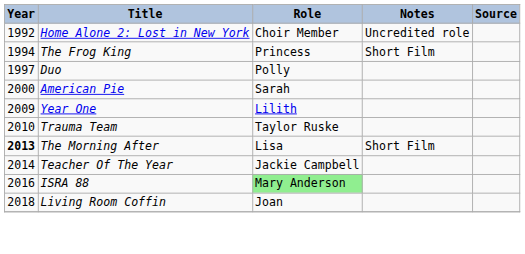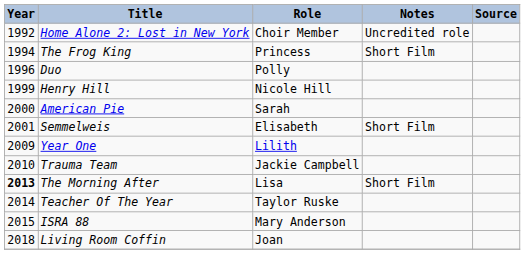(21, 70) 1997 -> (21, 70) 1996
+ row: (75, 89)
+ row: (75, 127)
(297, 127) Taylor Ruske -> (307, 165) Jackie Campbell
(307, 165) Jackie Campbell -> (297, 202) Taylor Ruske
(21, 184) 2016 -> (21, 221) 2015
(300, 184) lightgreen background -> (300, 221) no background
